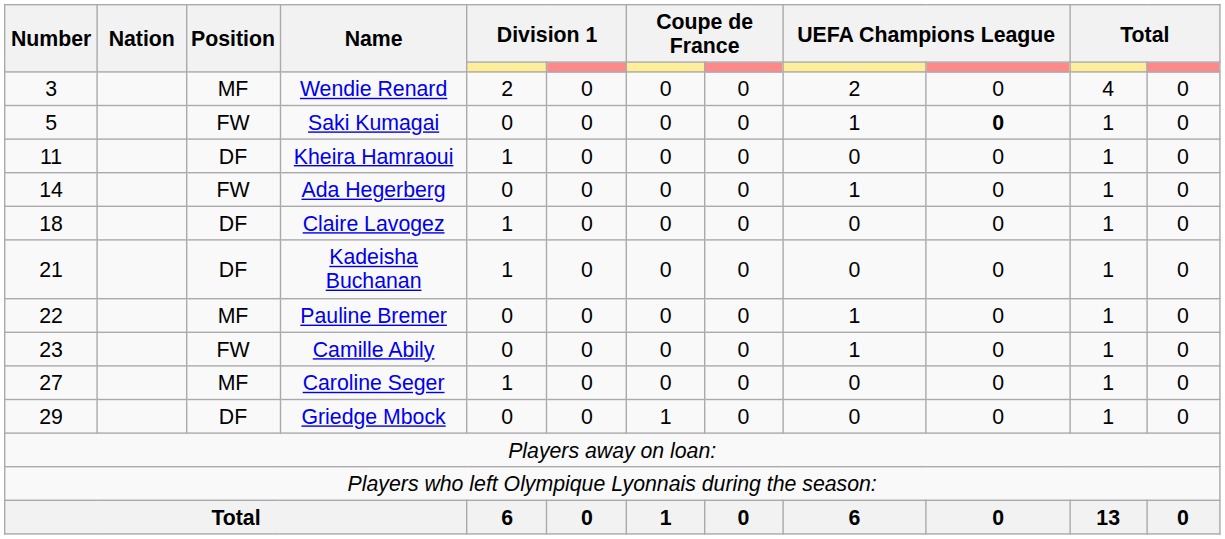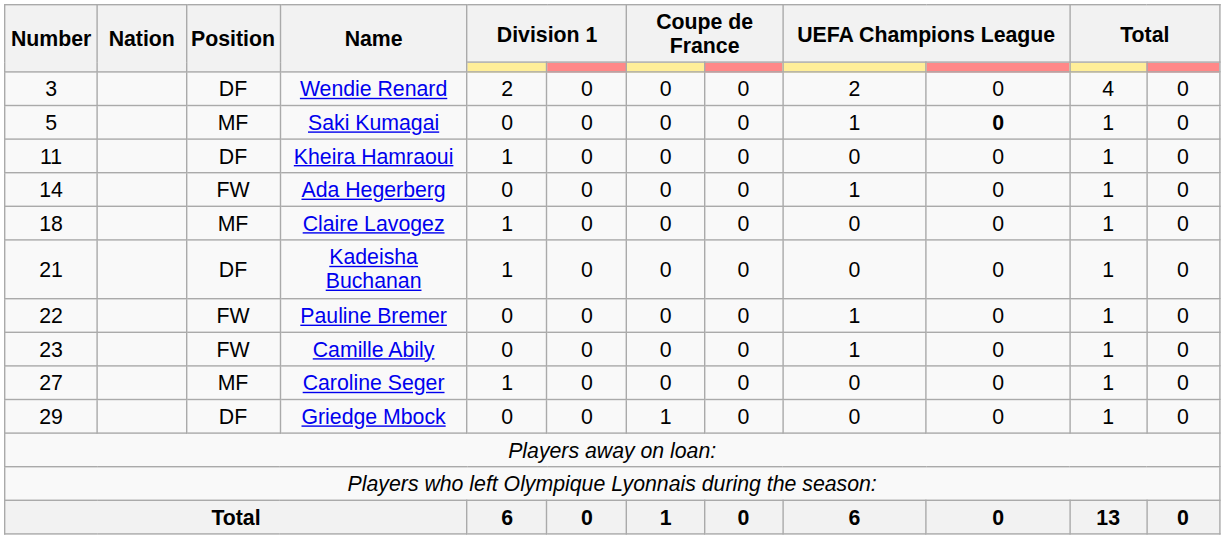(233, 89) MF -> (233, 89) DF
(233, 123) FW -> (233, 123) MF
(233, 224) DF -> (233, 224) MF
(233, 315) MF -> (233, 315) FW
